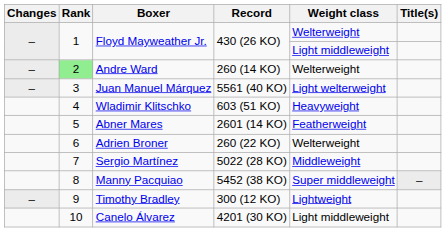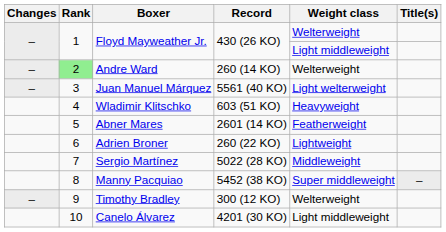(326, 143) Welterweight -> (322, 143) Lightweight
(322, 198) Lightweight -> (326, 198) Welterweight
